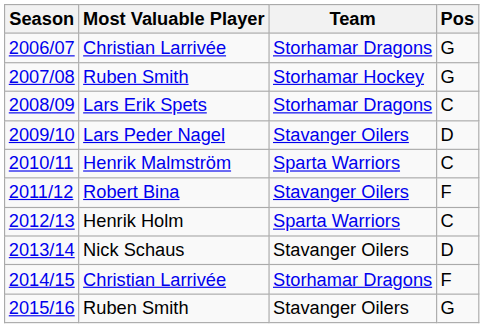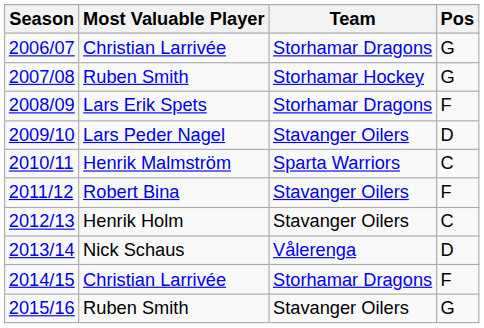(447, 105) C -> (446, 105) F
(337, 221) Sparta Warriors -> (341, 221) Stavanger Oilers
(341, 250) Stavanger Oilers -> (315, 250) Vålerenga
